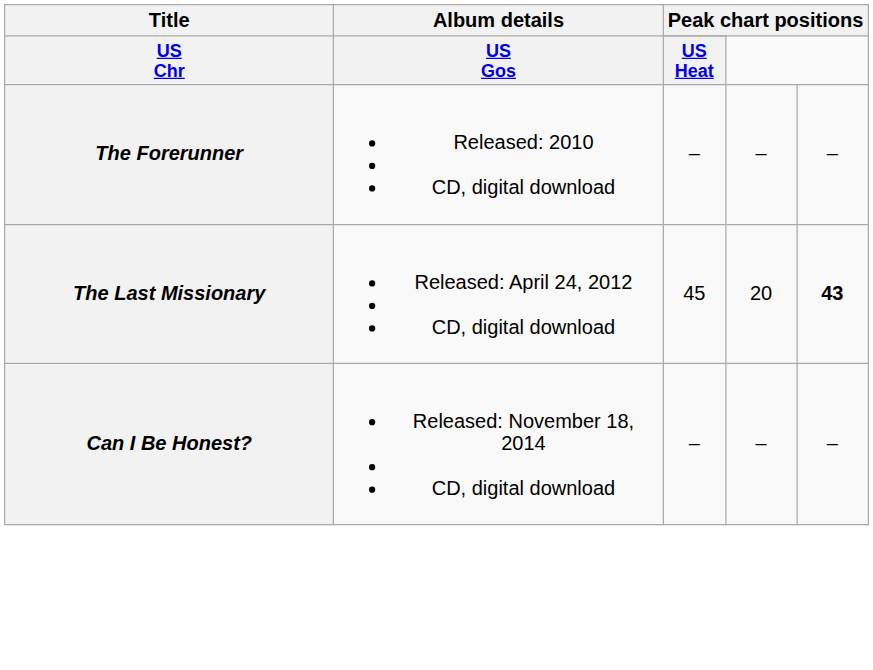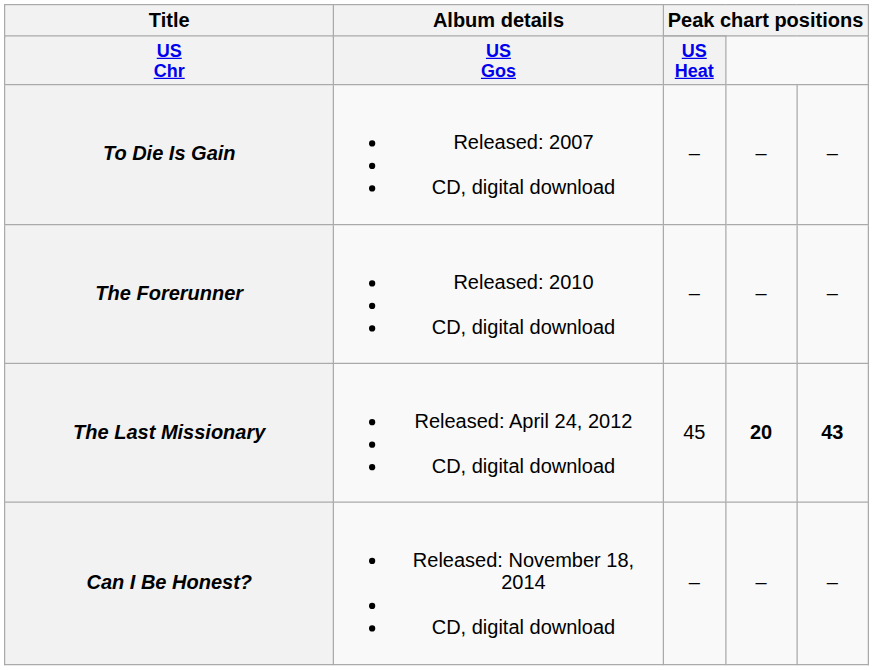+ row: (169, 154)
(761, 293) normal -> (761, 432) bold
